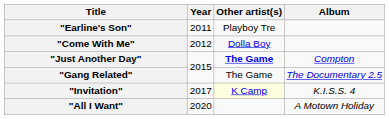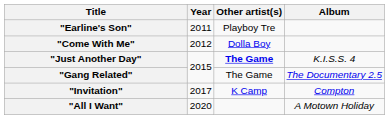(334, 59) Compton -> (334, 59) K.I.S.S. 4
(249, 91) lightyellow background -> (249, 91) no background
(334, 91) K.I.S.S. 4 -> (334, 91) Compton
